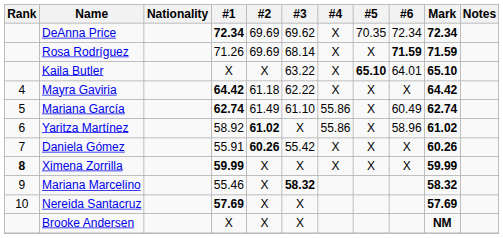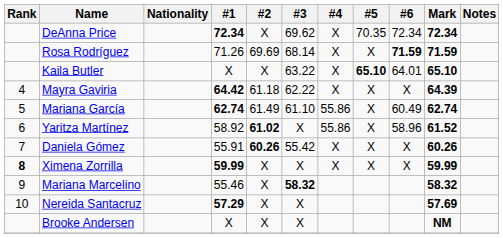(264, 33) 69.69 -> (264, 33) X
(442, 90) 64.42 -> (442, 90) 64.39
(442, 128) 61.02 -> (442, 128) 61.52
(229, 204) 57.69 -> (229, 204) 57.29
